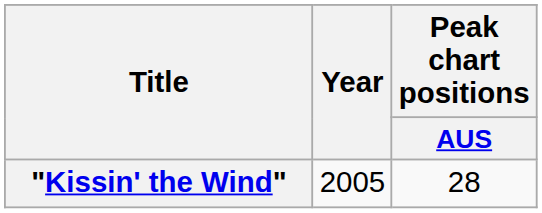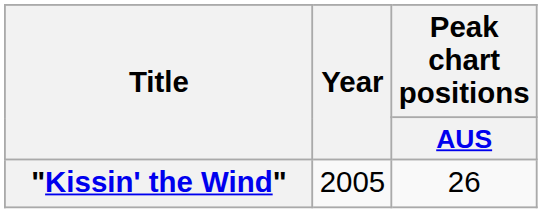(464, 182) 28 -> (464, 182) 26
